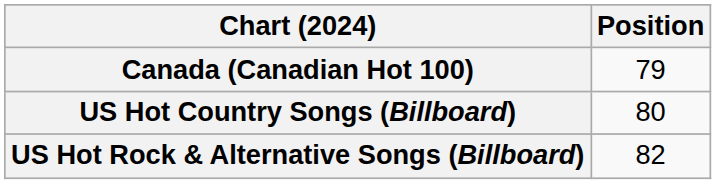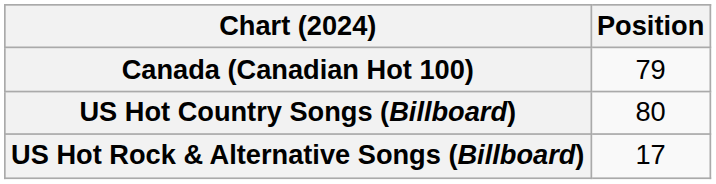(651, 155) 82 -> (651, 155) 17
